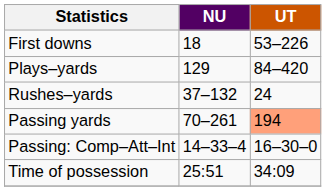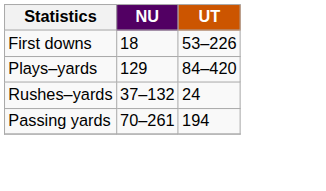(267, 120) lightsalmon background -> (196, 120) no background
- row: (92, 146)
- row: (78, 172)
